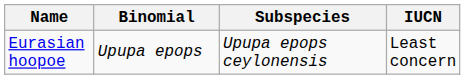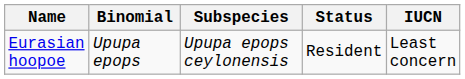+ column: (344, 18)
